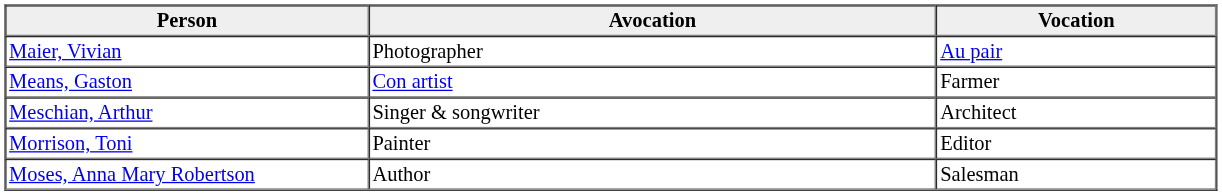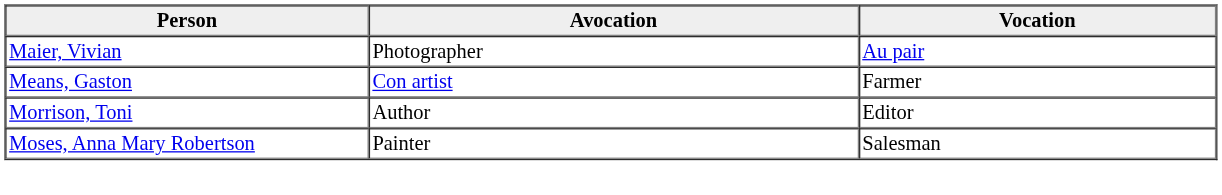- row: (81, 112)
(401, 143) Painter -> (401, 112) Author
(401, 174) Author -> (401, 143) Painter
